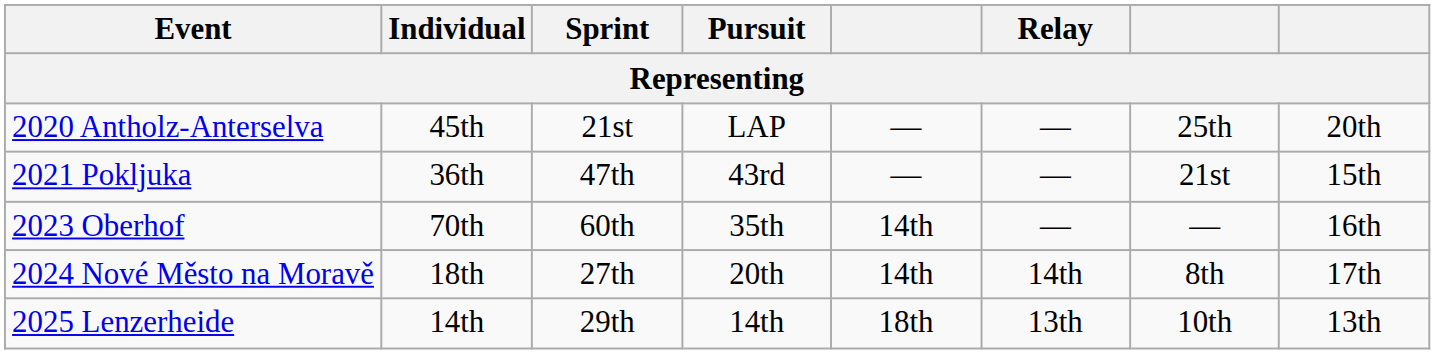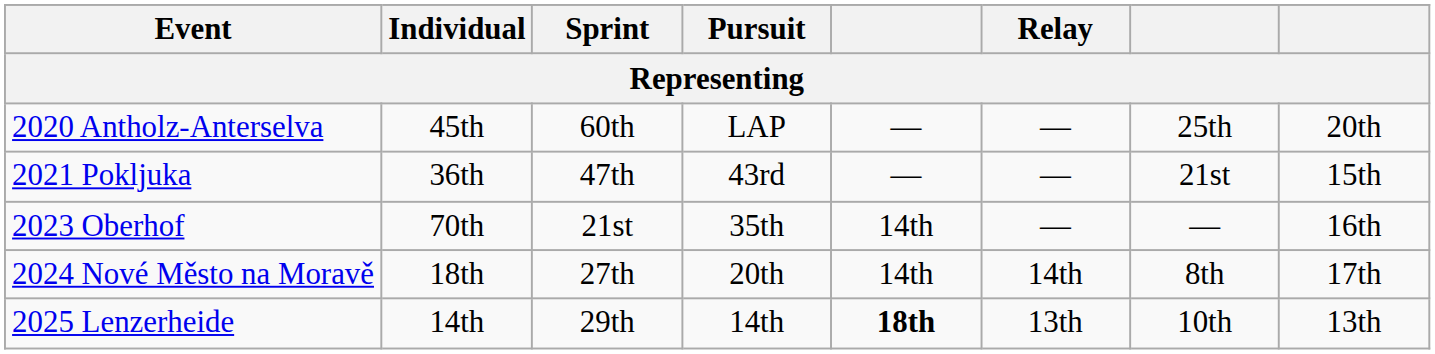(607, 126) 21st -> (607, 126) 60th
(607, 224) 60th -> (607, 224) 21st
(906, 322) normal -> (906, 322) bold
